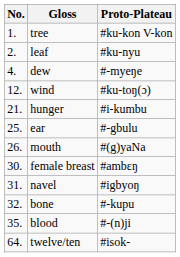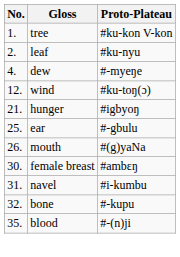(124, 109) #i-kumbu -> (120, 109) #igbyoŋ
(120, 185) #igbyoŋ -> (124, 185) #i-kumbu
- row: (55, 242)
